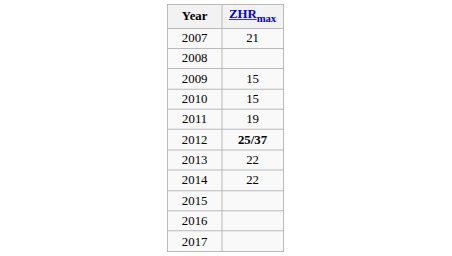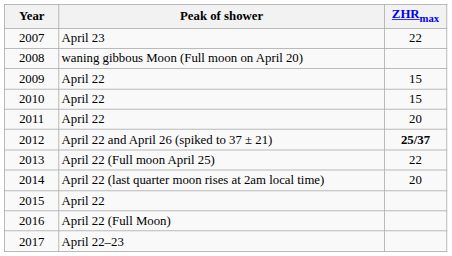+ column: (222, 16)
(253, 38) 21 -> (416, 38) 22
(253, 119) 19 -> (416, 119) 20
(253, 180) 22 -> (416, 180) 20
